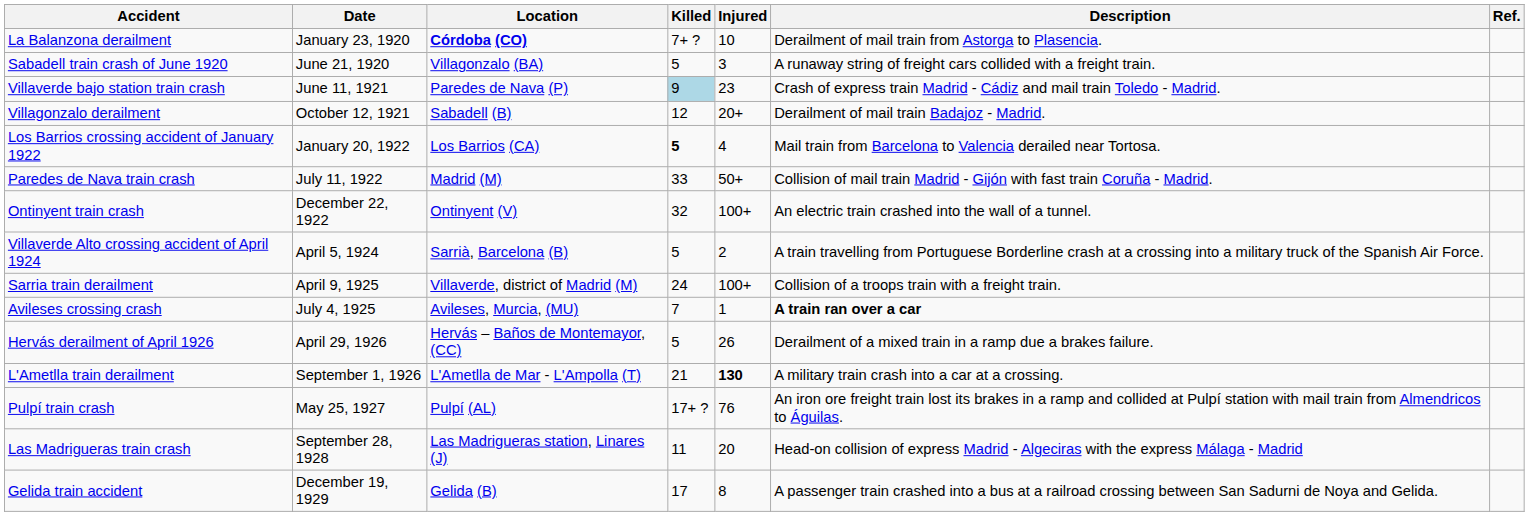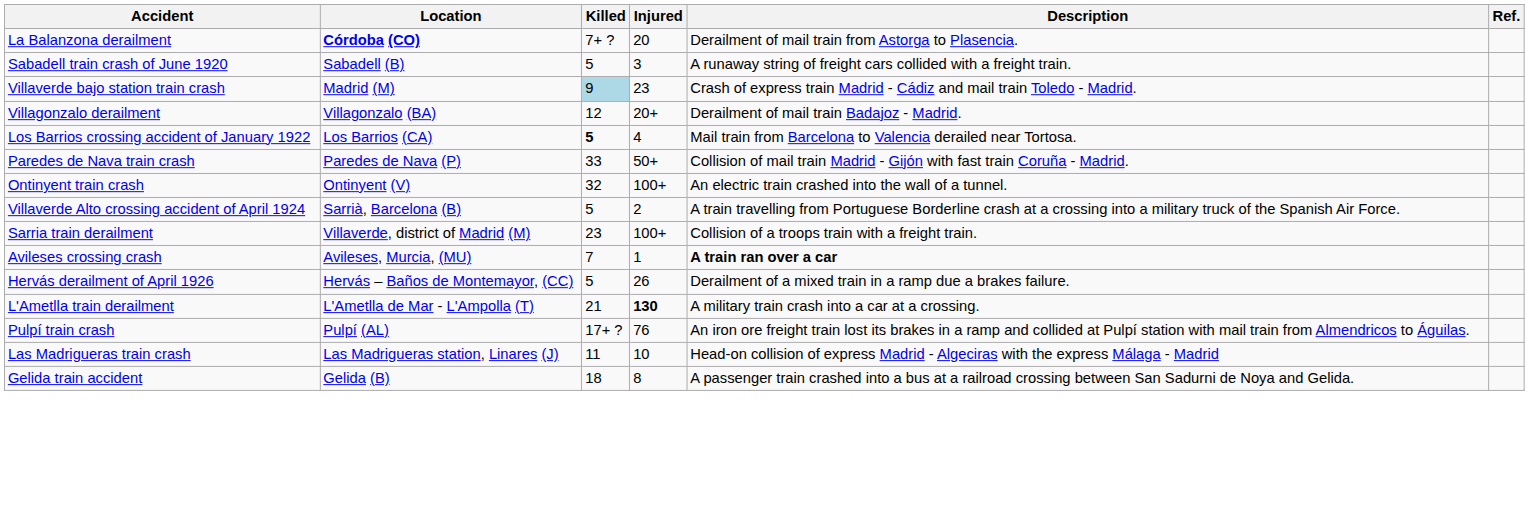- column: (360, 16)
(726, 41) 10 -> (641, 41) 20
(487, 65) Villagonzalo (BA) -> (364, 65) Sabadell (B)
(499, 89) Paredes de Nava (P) -> (359, 89) Madrid (M)
(471, 113) Sabadell (B) -> (380, 113) Villagonzalo (BA)
(466, 178) Madrid (M) -> (392, 161) Paredes de Nava (P)
(679, 285) 24 -> (593, 233) 23
(726, 449) 20 -> (641, 354) 10
(679, 491) 17 -> (593, 378) 18
